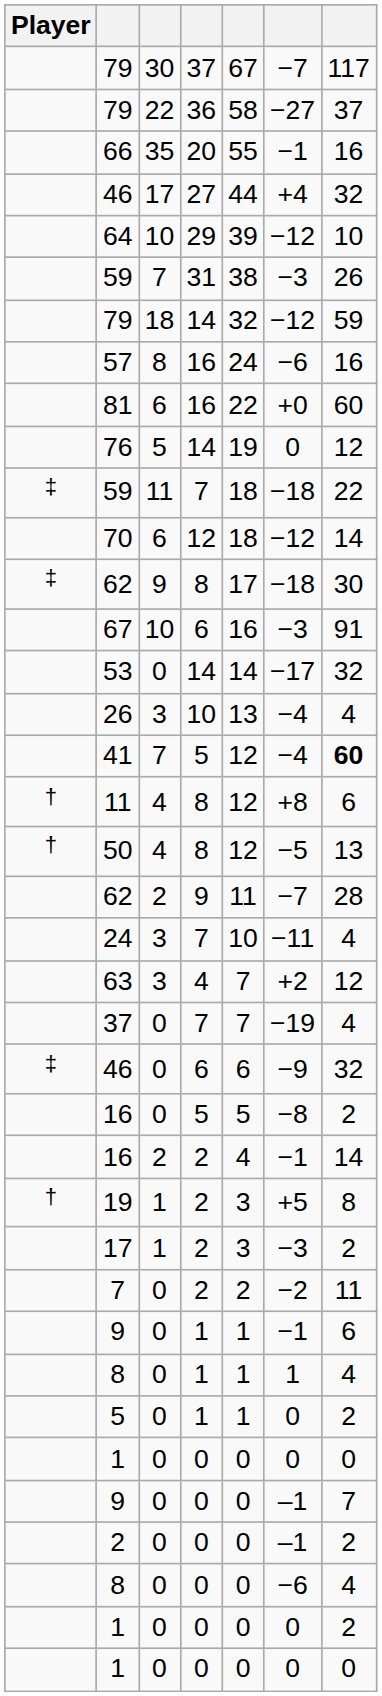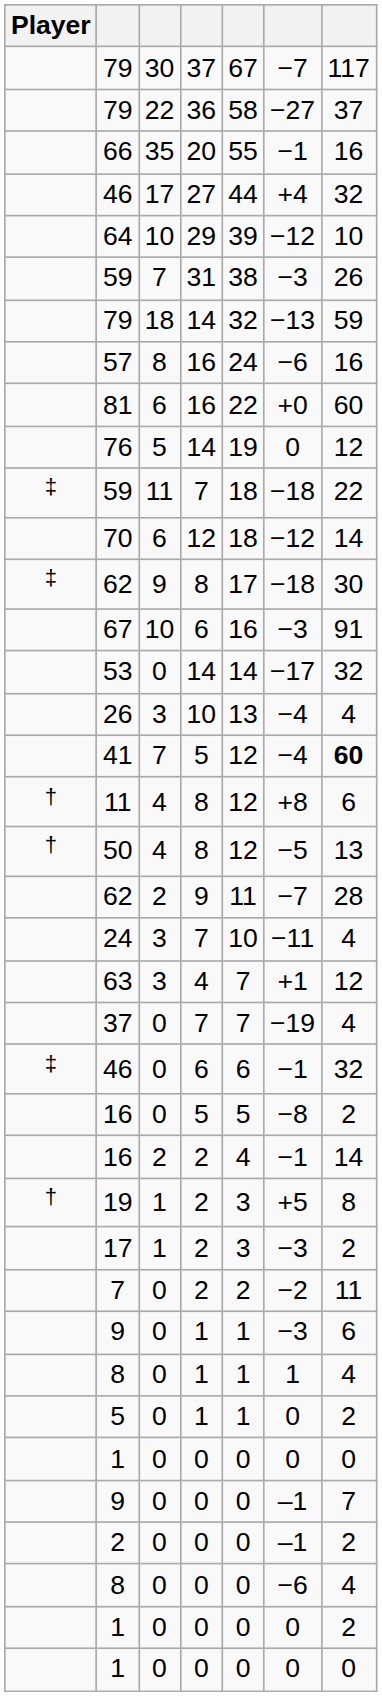(293, 320) −12 -> (293, 320) −13
(293, 980) +2 -> (293, 980) +1
(293, 1068) −9 -> (293, 1068) −1
(293, 1332) −1 -> (293, 1332) −3
